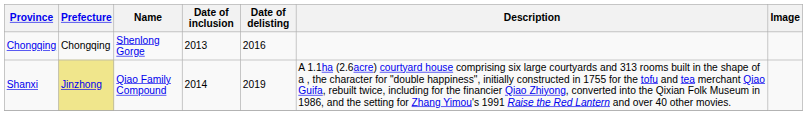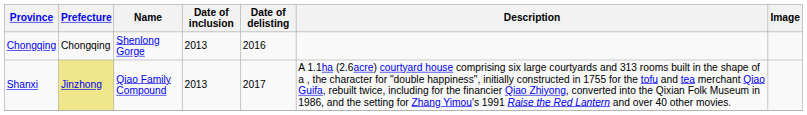(196, 85) 2014 -> (196, 85) 2013
(254, 85) 2019 -> (254, 85) 2017
